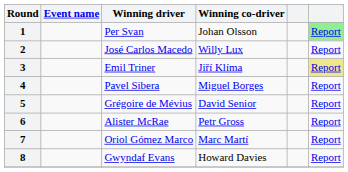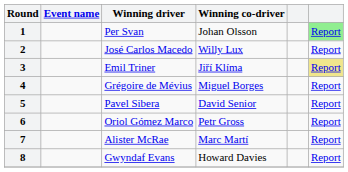(132, 86) Pavel Sibera -> (148, 86) Grégoire de Mévius
(148, 104) Grégoire de Mévius -> (132, 104) Pavel Sibera
(136, 122) Alister McRae -> (149, 122) Oriol Gómez Marco
(149, 140) Oriol Gómez Marco -> (136, 140) Alister McRae
